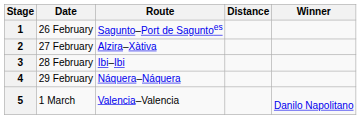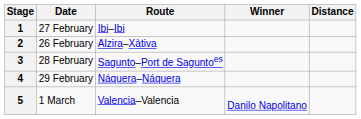columns swapped: (248, 12) <-> (314, 12)
(66, 29) 26 February -> (66, 28) 27 February
(160, 29) Sagunto–Port de Saguntoes -> (111, 28) Ibi–Ibi
(66, 47) 27 February -> (66, 44) 26 February
(111, 63) Ibi–Ibi -> (160, 61) Sagunto–Port de Saguntoes
